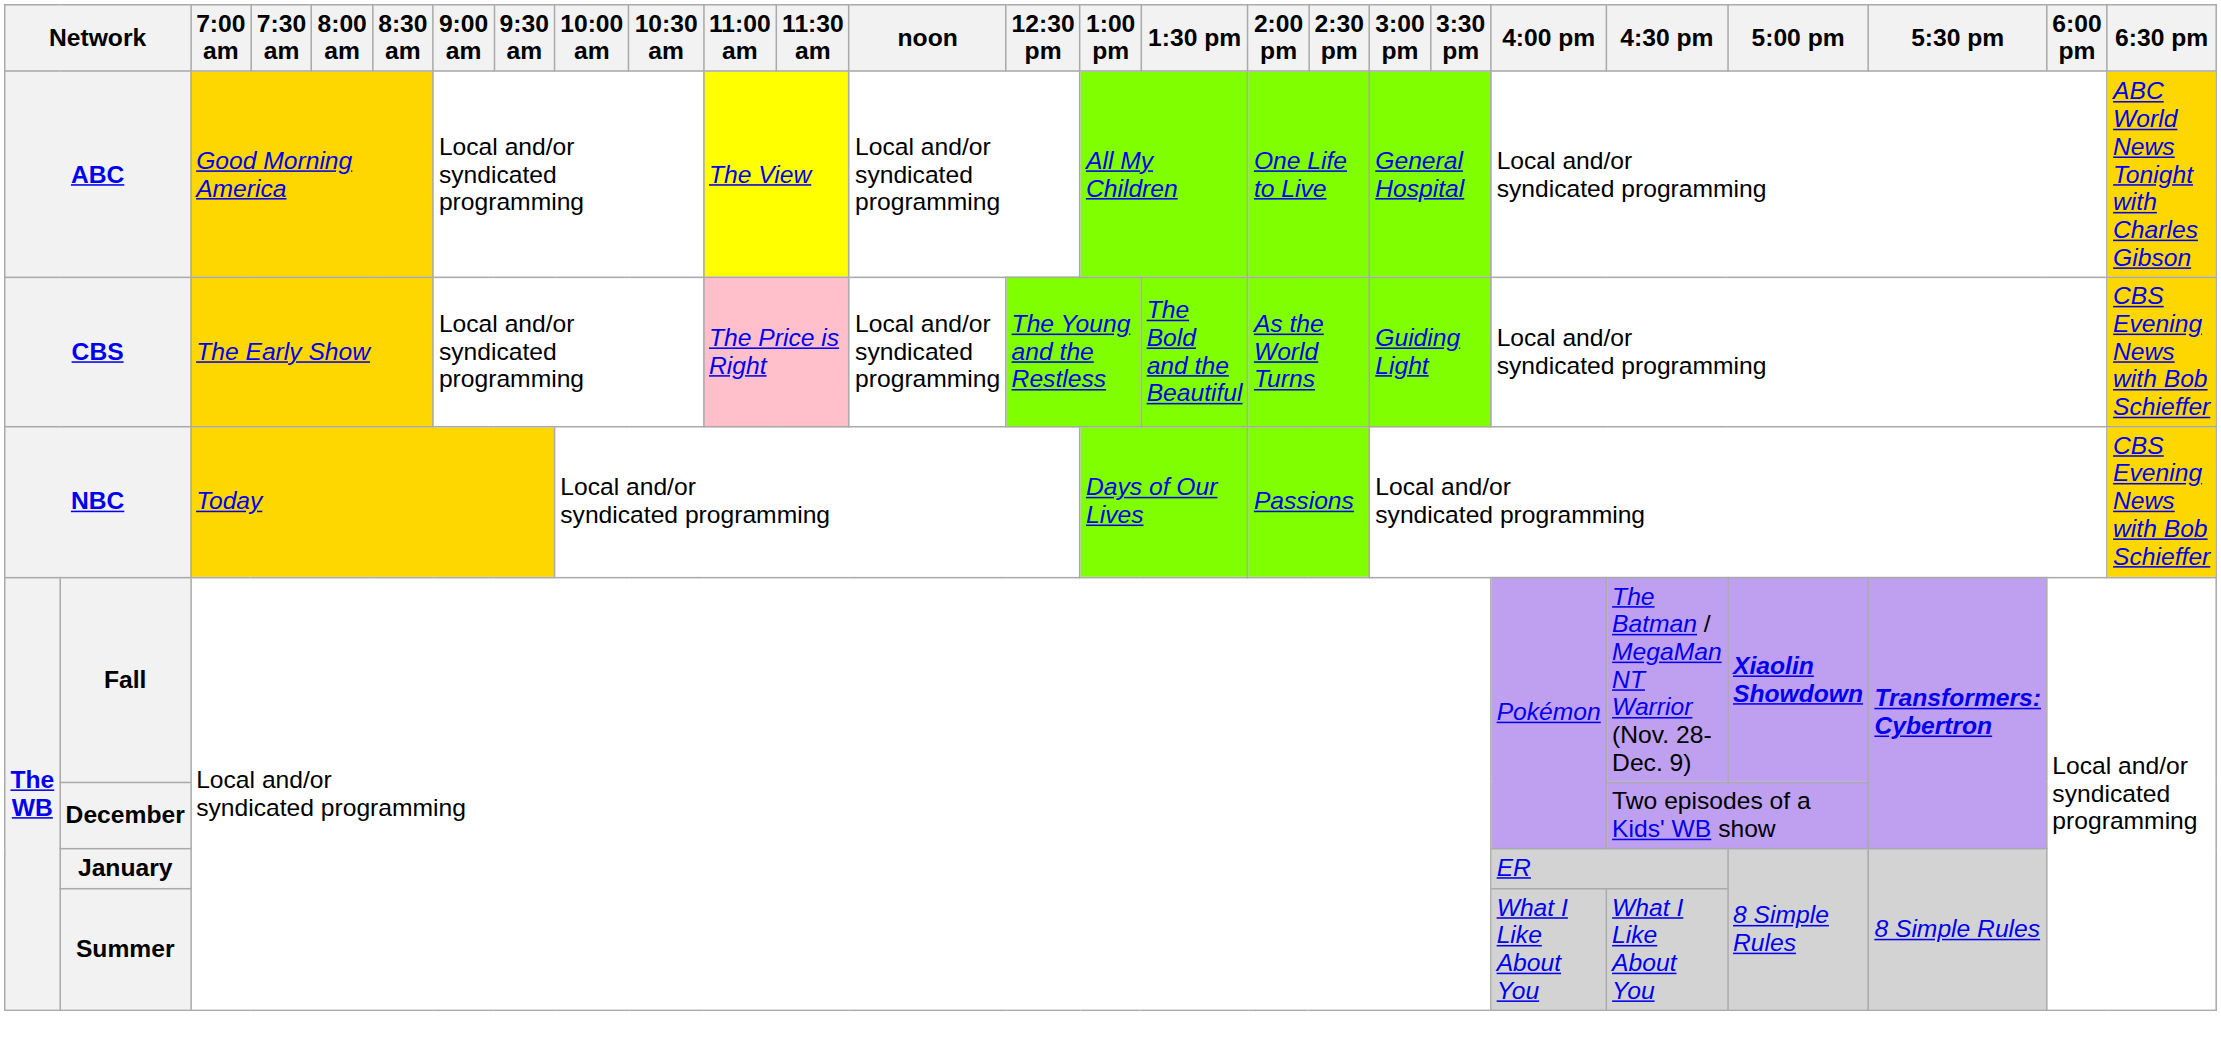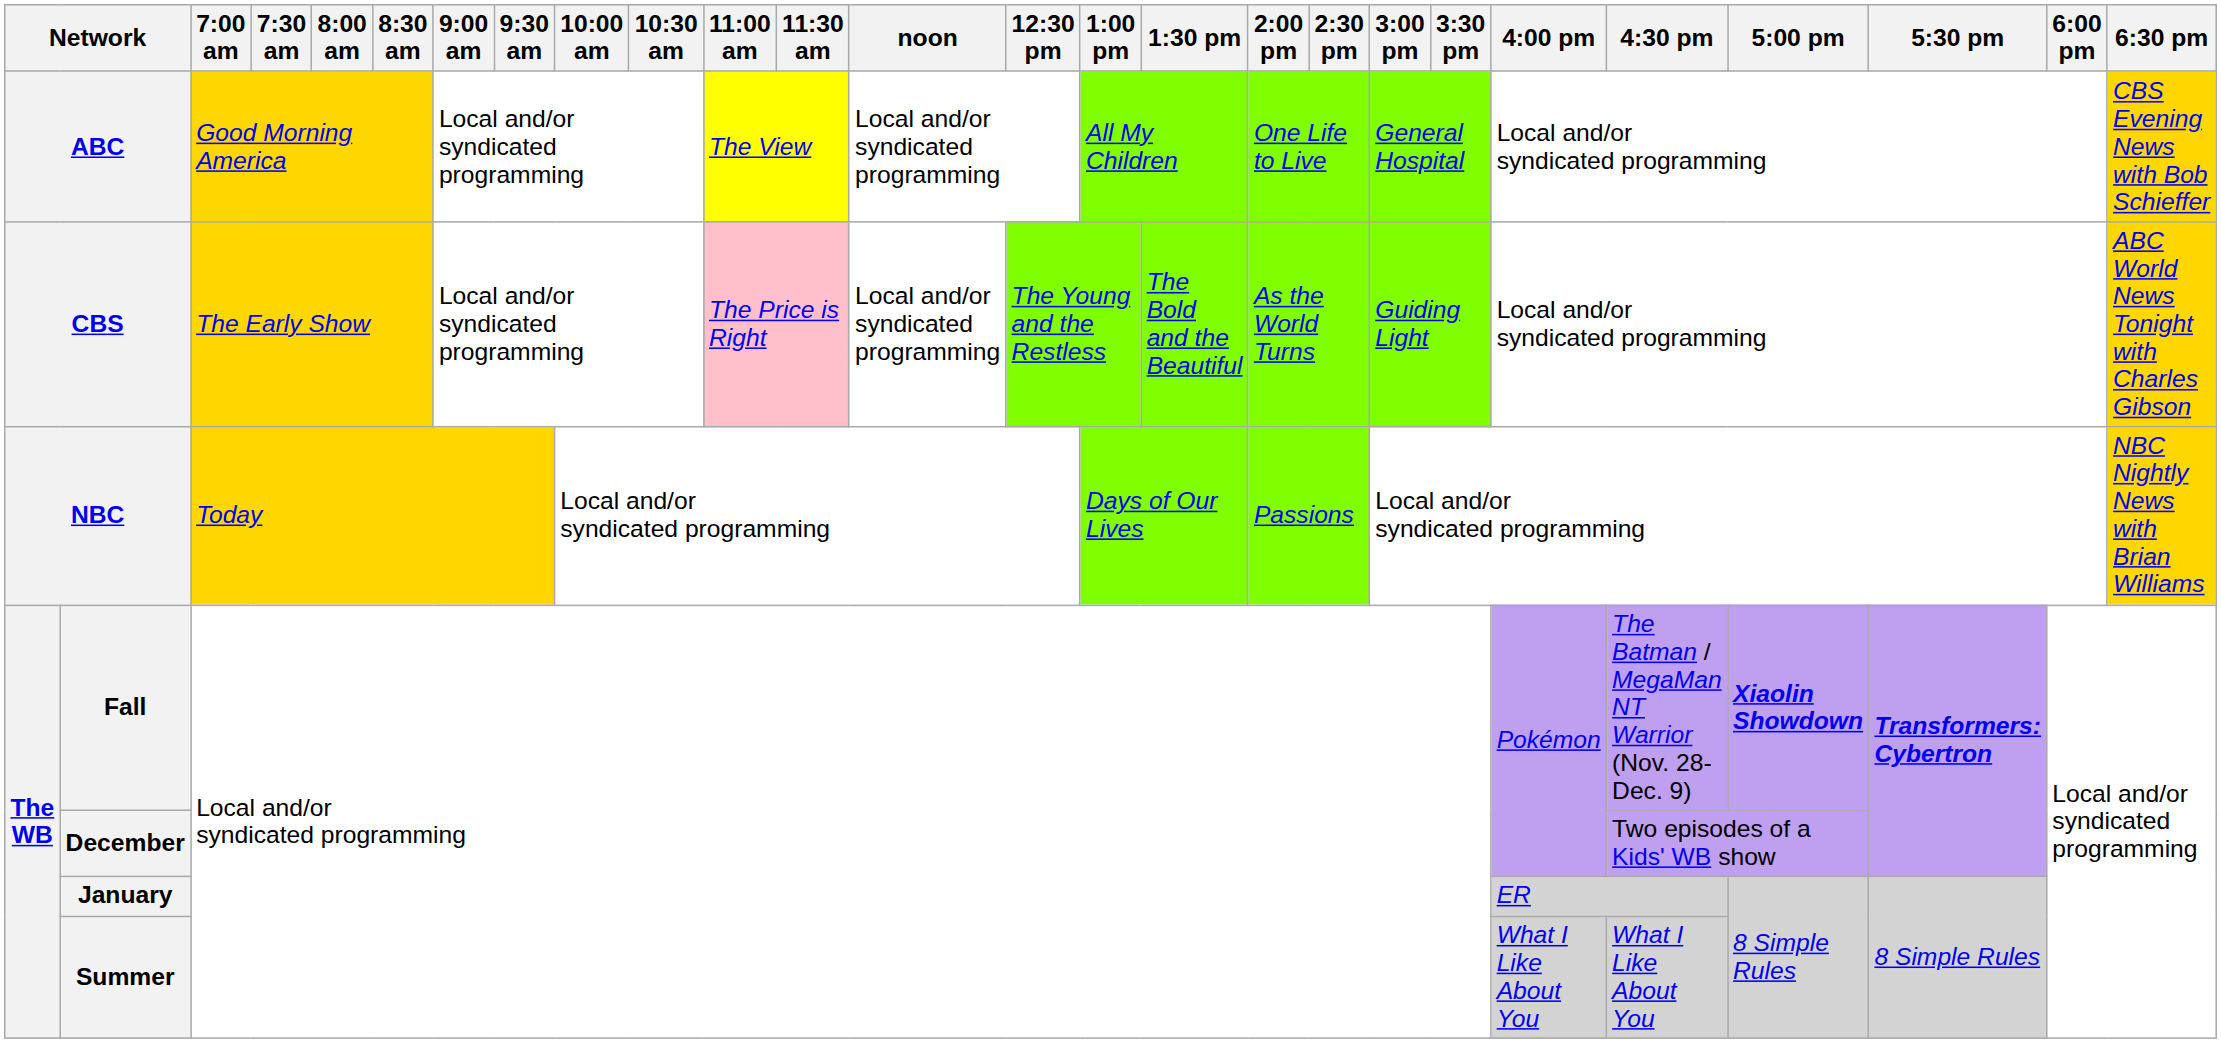(2156, 173) ABC World News Tonight with Charles Gibson -> (2162, 146) CBS Evening News with Bob Schieffer
(2162, 351) CBS Evening News with Bob Schieffer -> (2156, 323) ABC World News Tonight with Charles Gibson
(2162, 501) CBS Evening News with Bob Schieffer -> (2159, 515) NBC Nightly News with Brian Williams
